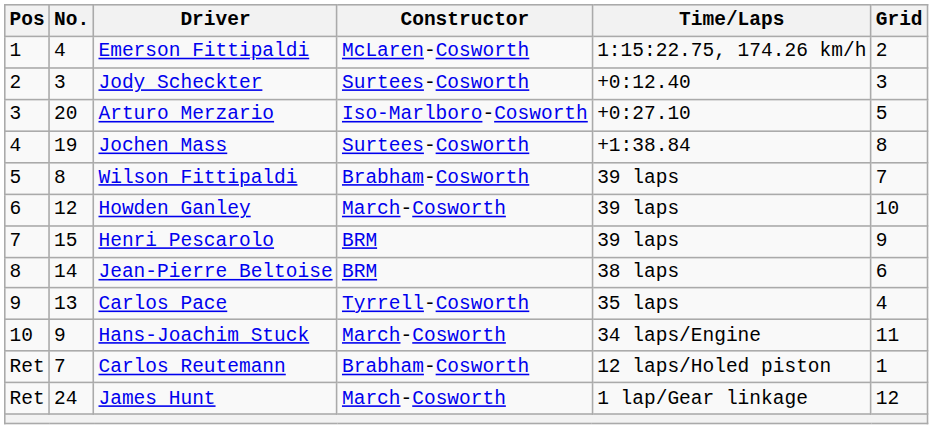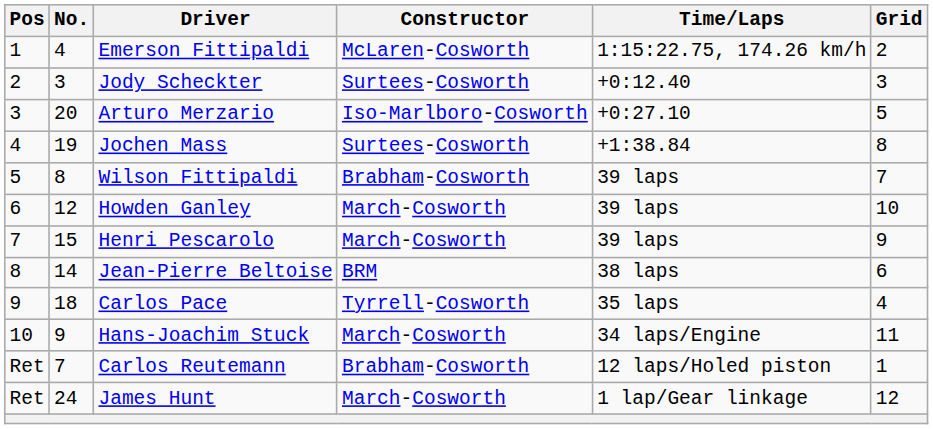(360, 241) BRM -> (424, 241) March-Cosworth
(66, 304) 13 -> (66, 304) 18
